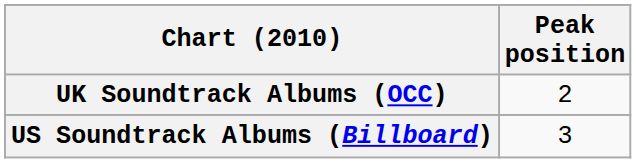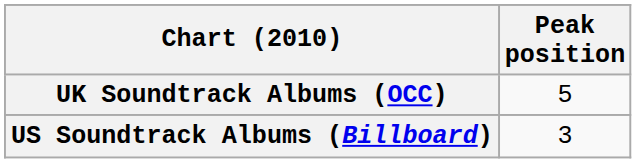(565, 95) 2 -> (565, 95) 5
